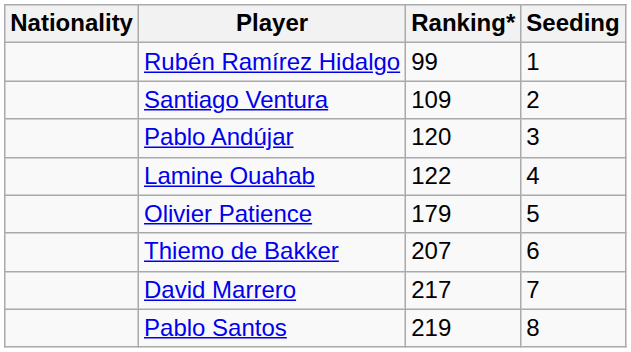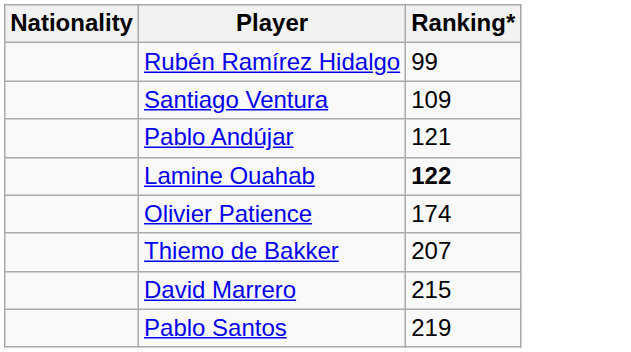- column: (573, 23)
(431, 137) 120 -> (431, 137) 121
(431, 175) normal -> (431, 175) bold
(431, 213) 179 -> (431, 213) 174
(431, 289) 217 -> (431, 289) 215
